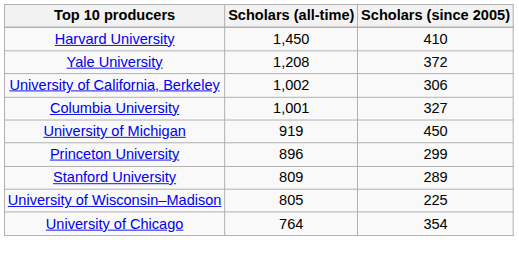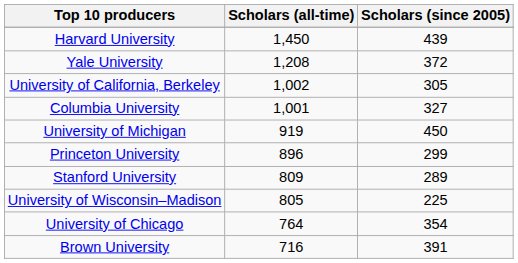(436, 39) 410 -> (436, 39) 439
(436, 85) 306 -> (436, 85) 305
+ row: (115, 246)
